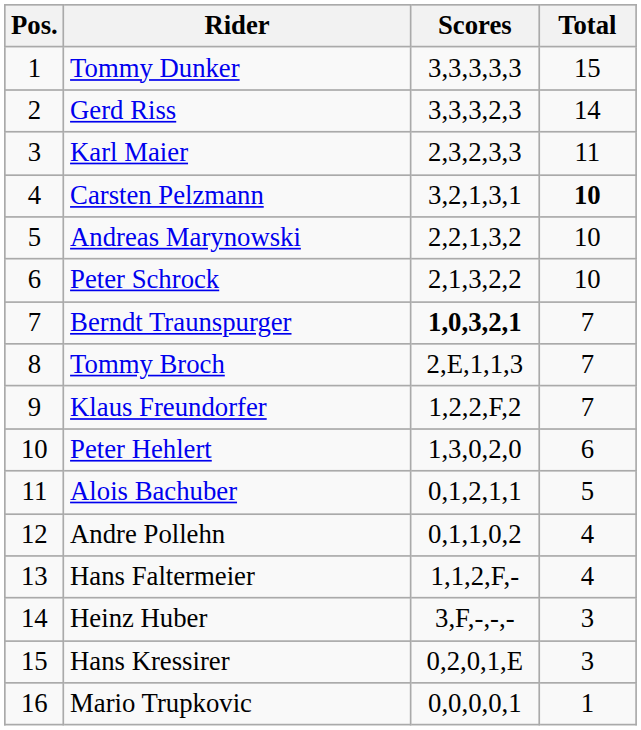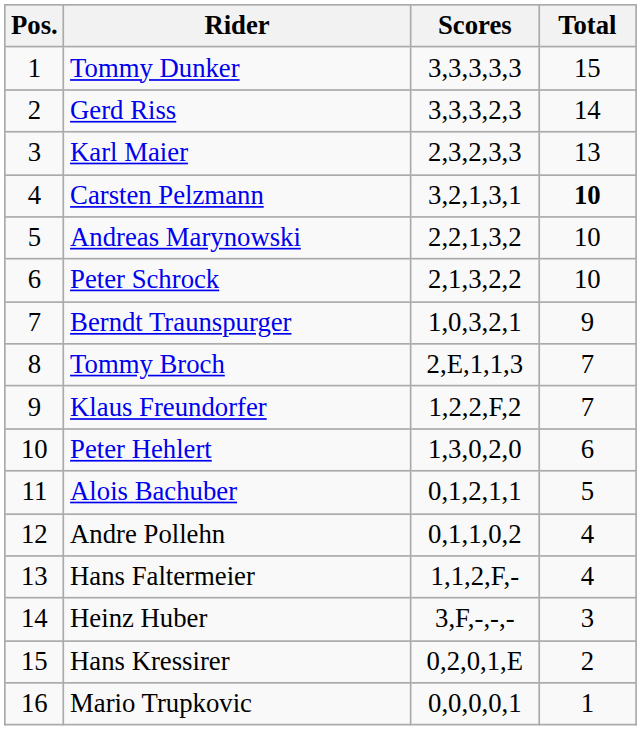(587, 152) 11 -> (587, 152) 13
(475, 322) bold -> (475, 322) normal
(587, 322) 7 -> (587, 322) 9
(587, 661) 3 -> (587, 661) 2
